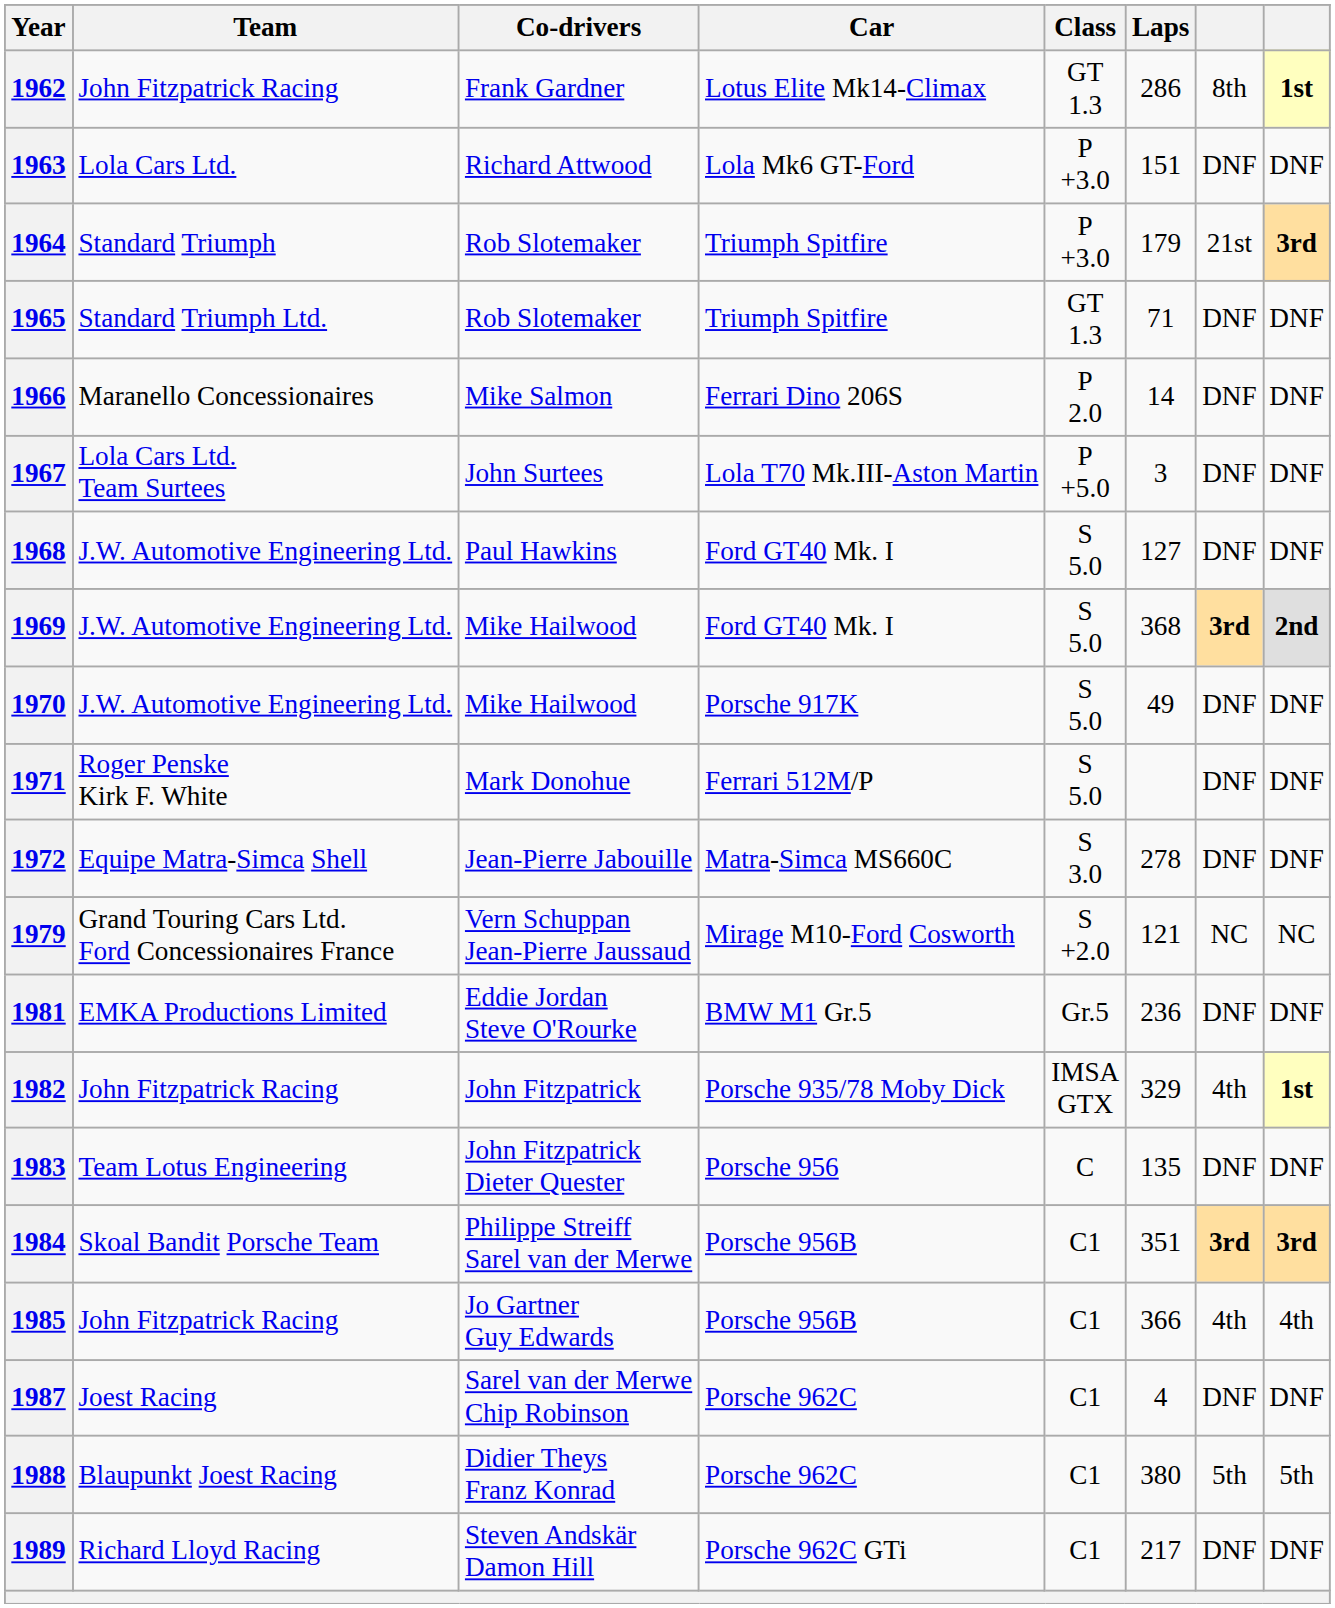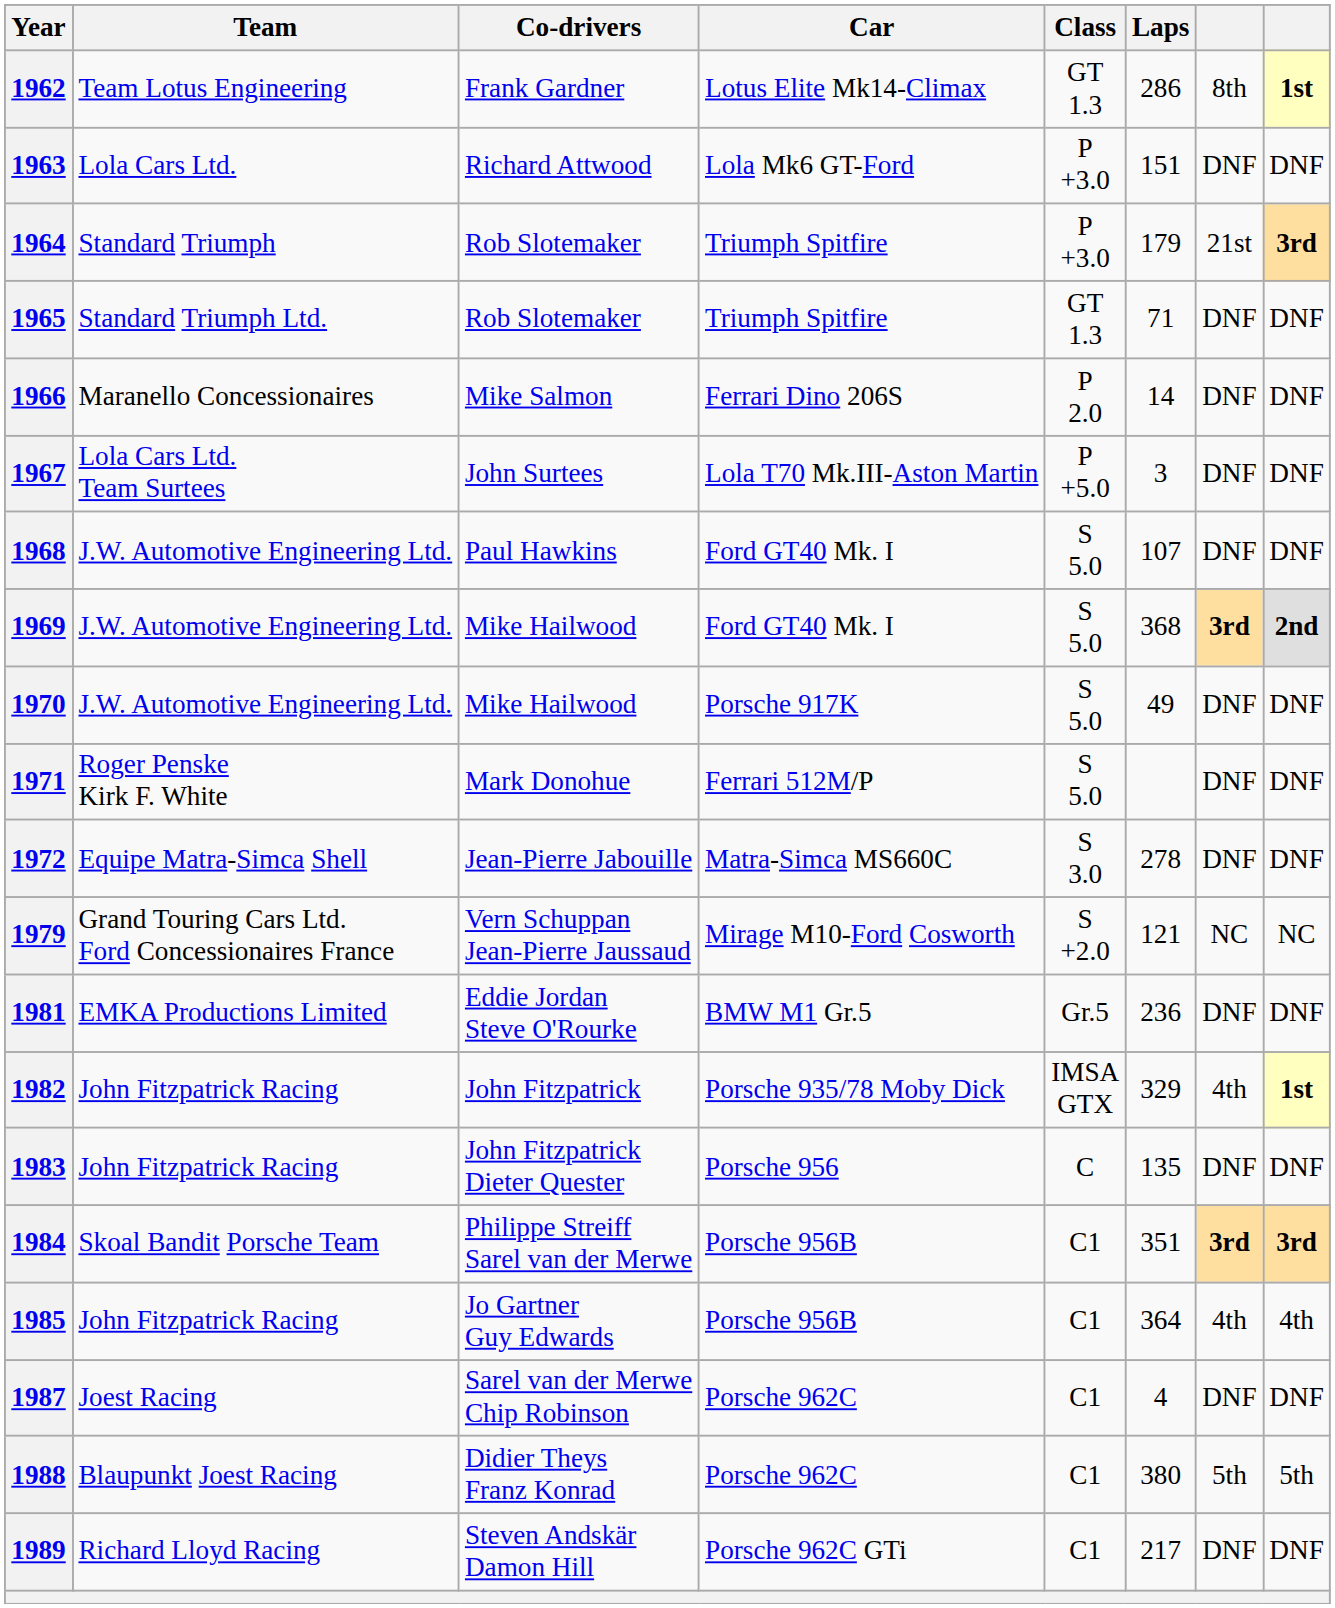(208, 88) John Fitzpatrick Racing -> (213, 88) Team Lotus Engineering
(1161, 550) 127 -> (1161, 550) 107
(213, 1166) Team Lotus Engineering -> (208, 1166) John Fitzpatrick Racing
(1161, 1320) 366 -> (1161, 1320) 364
